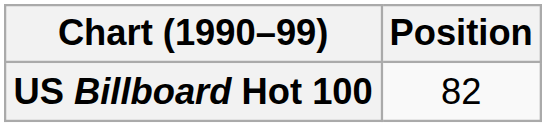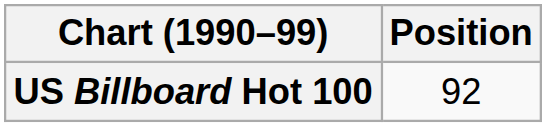(461, 90) 82 -> (461, 90) 92
